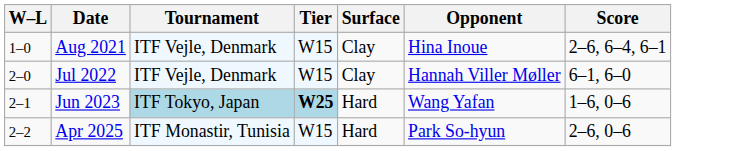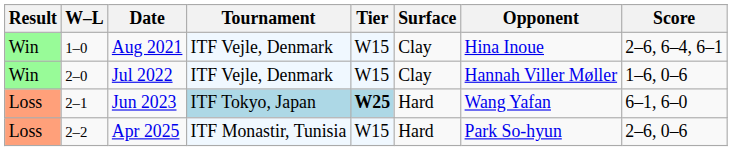+ column: (33, 18)
(600, 74) 6–1, 6–0 -> (656, 74) 1–6, 0–6
(600, 103) 1–6, 0–6 -> (656, 103) 6–1, 6–0
